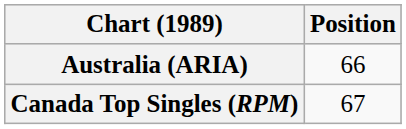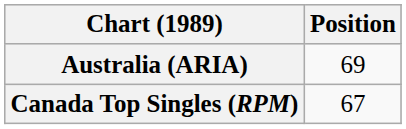(353, 63) 66 -> (353, 63) 69
